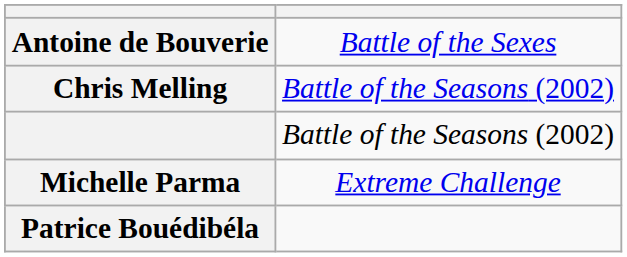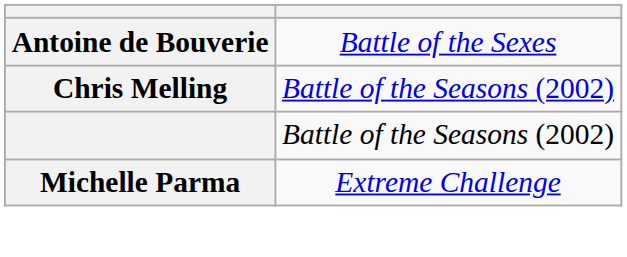- row: (140, 228)
